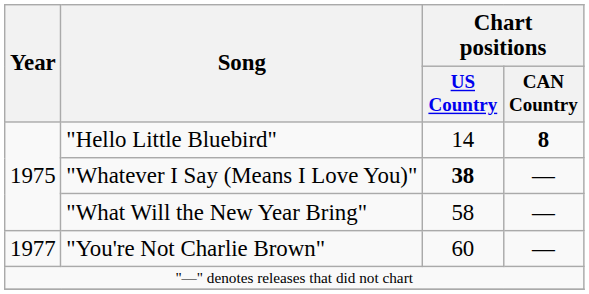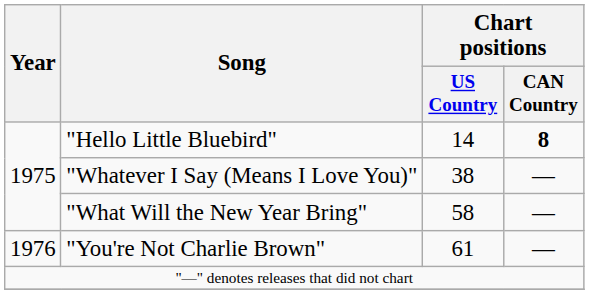(463, 175) bold -> (463, 175) normal
(33, 248) 1977 -> (33, 248) 1976
(463, 248) 60 -> (463, 248) 61
